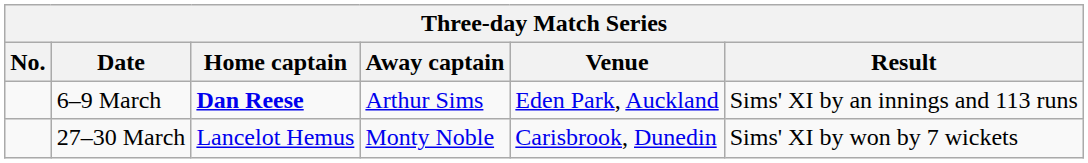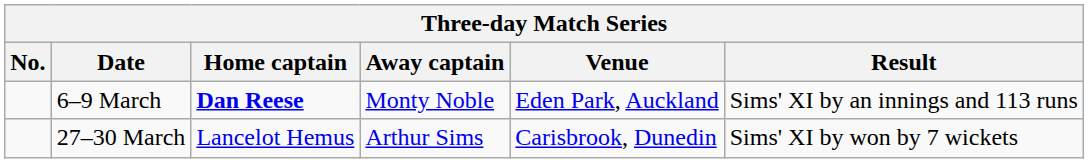(424, 99) Arthur Sims -> (430, 99) Monty Noble
(430, 137) Monty Noble -> (424, 137) Arthur Sims
